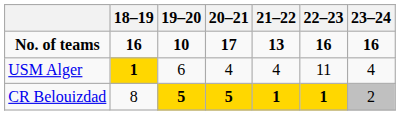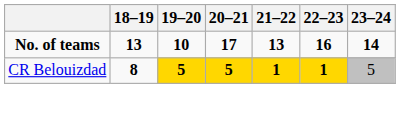(134, 44) 16 -> (134, 44) 13
(371, 44) 16 -> (371, 44) 14
- row: (45, 70)
(134, 97) normal -> (134, 70) bold
(371, 97) 2 -> (371, 70) 5
